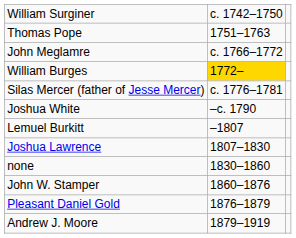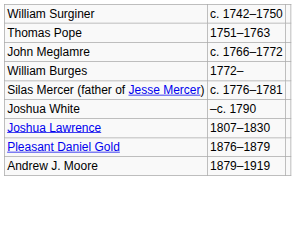(227, 71) gold background -> (227, 71) no background
- row: (45, 128)
- row: (20, 166)
- row: (53, 185)
